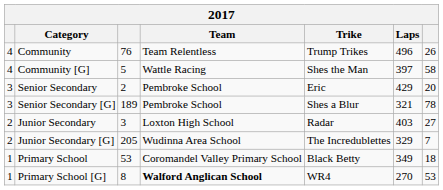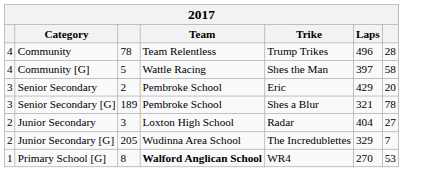(126, 51) 76 -> (126, 51) 78
(430, 51) 26 -> (390, 51) 28
(404, 122) 403 -> (364, 122) 404
- row: (53, 158)
